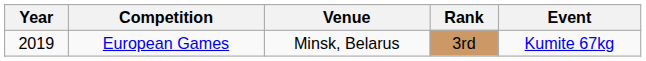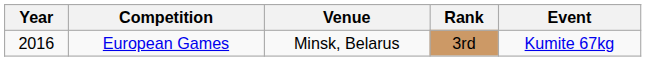(36, 43) 2019 -> (36, 43) 2016
